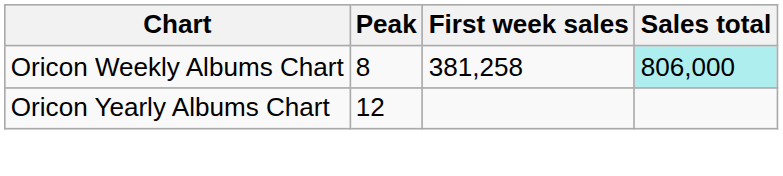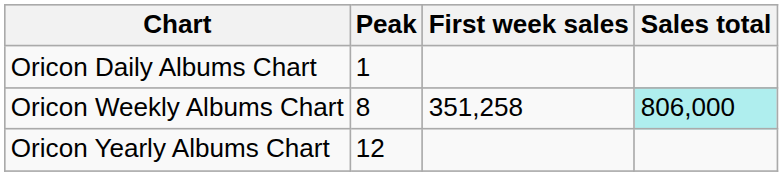+ row: (164, 66)
(476, 66) 381,258 -> (476, 107) 351,258
